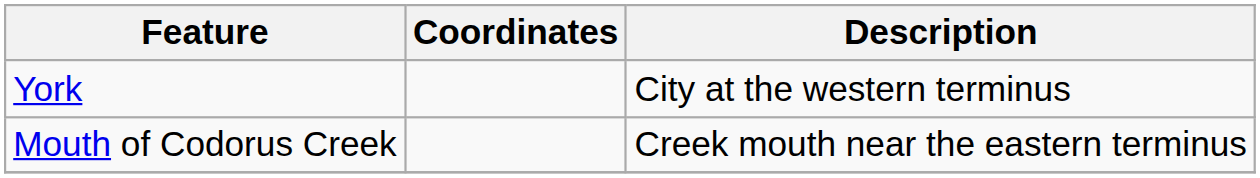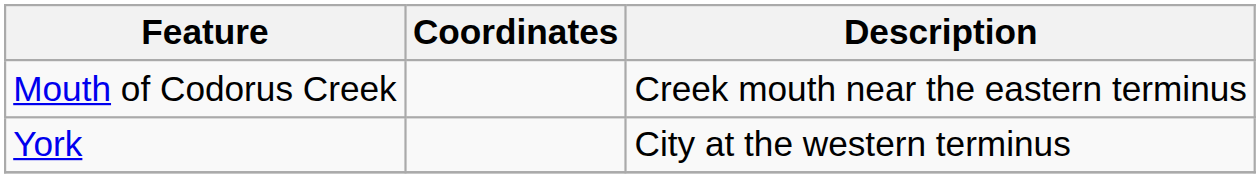rows swapped: (48, 88) <-> (205, 144)
